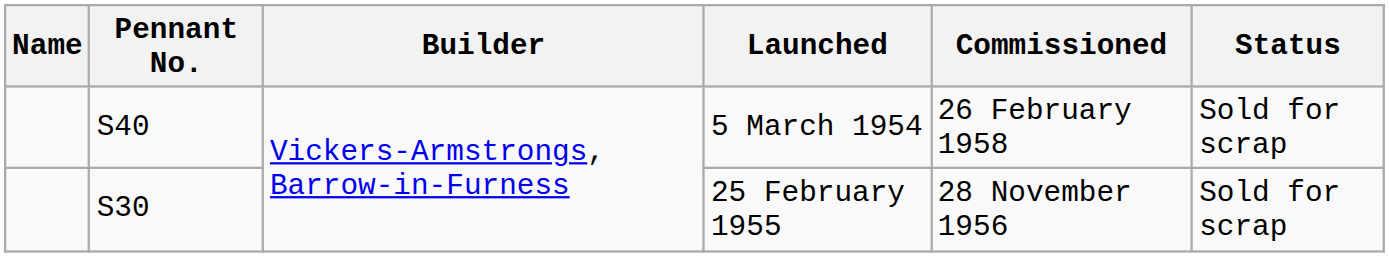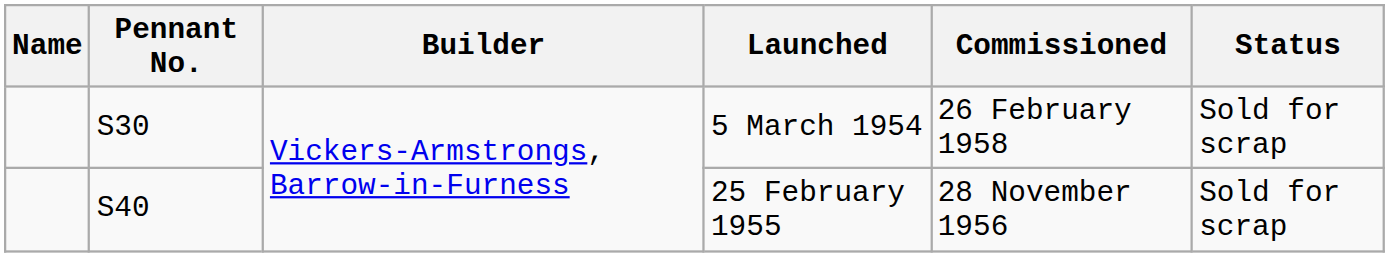(123, 128) S40 -> (123, 128) S30
(123, 210) S30 -> (123, 210) S40
